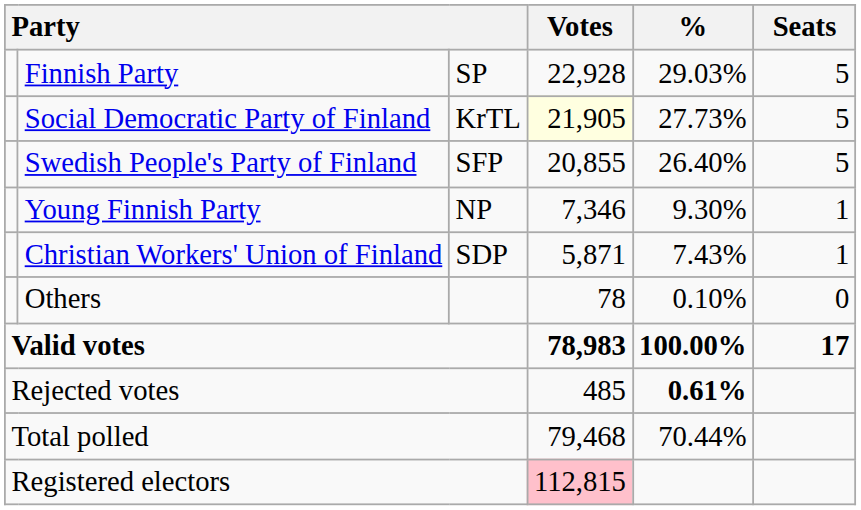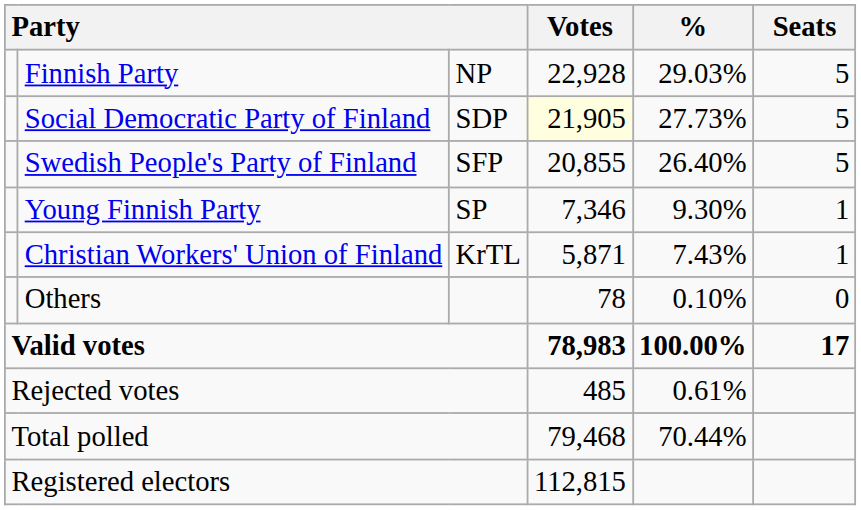(471, 72) SP -> (474, 72) NP
(488, 118) KrTL -> (482, 118) SDP
(474, 208) NP -> (471, 208) SP
(482, 254) SDP -> (488, 254) KrTL
(707, 390) bold -> (710, 390) normal
(580, 481) pink background -> (580, 481) no background
